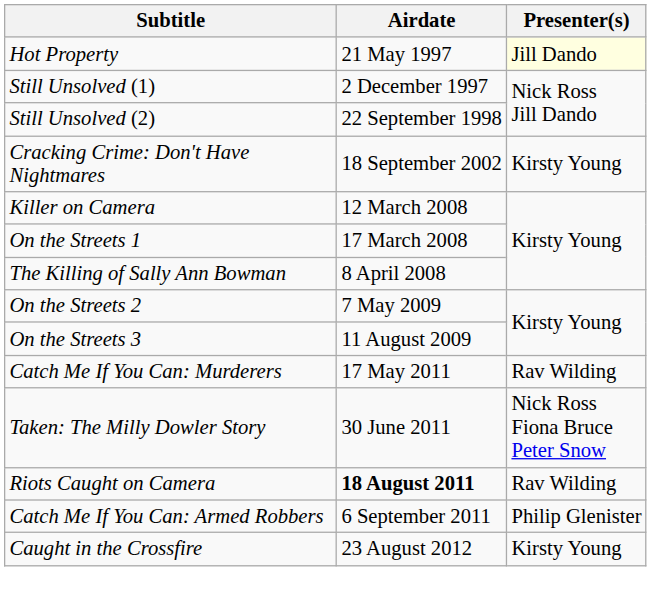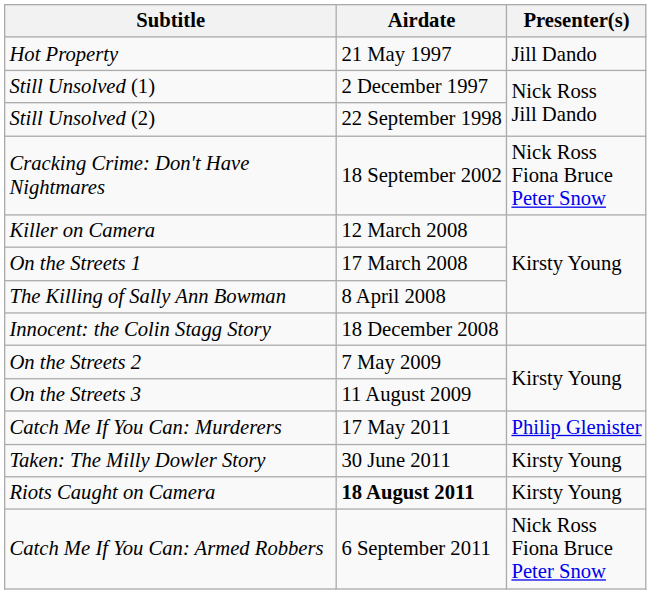(554, 53) lightyellow background -> (554, 53) no background
(566, 163) Kirsty Young -> (562, 175) Nick Ross Fiona Bruce Peter Snow
+ row: (140, 329)
(564, 371) Rav Wilding -> (577, 427) Philip Glenister
(562, 427) Nick Ross Fiona Bruce Peter Snow -> (566, 460) Kirsty Young
(564, 483) Rav Wilding -> (566, 492) Kirsty Young
(577, 516) Philip Glenister -> (562, 548) Nick Ross Fiona Bruce Peter Snow
- row: (106, 548)
